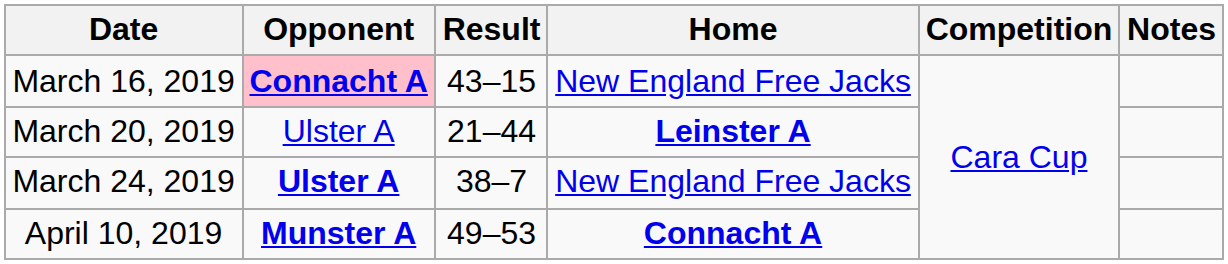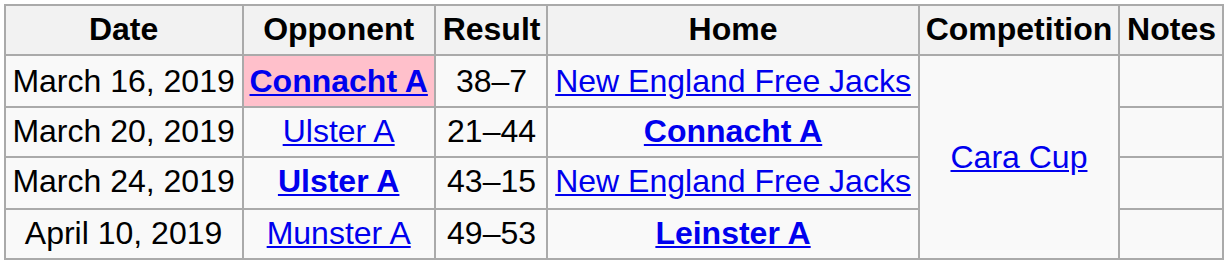(492, 80) 43–15 -> (492, 80) 38–7
(733, 131) Leinster A -> (733, 131) Connacht A
(492, 182) 38–7 -> (492, 182) 43–15
(339, 232) bold -> (339, 232) normal
(733, 232) Connacht A -> (733, 232) Leinster A
